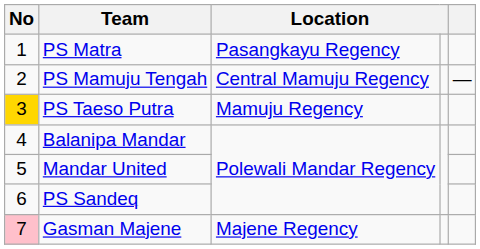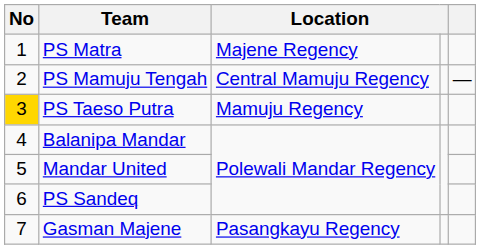(308, 49) Pasangkayu Regency -> (287, 49) Majene Regency
(22, 229) pink background -> (22, 229) no background
(287, 229) Majene Regency -> (308, 229) Pasangkayu Regency
